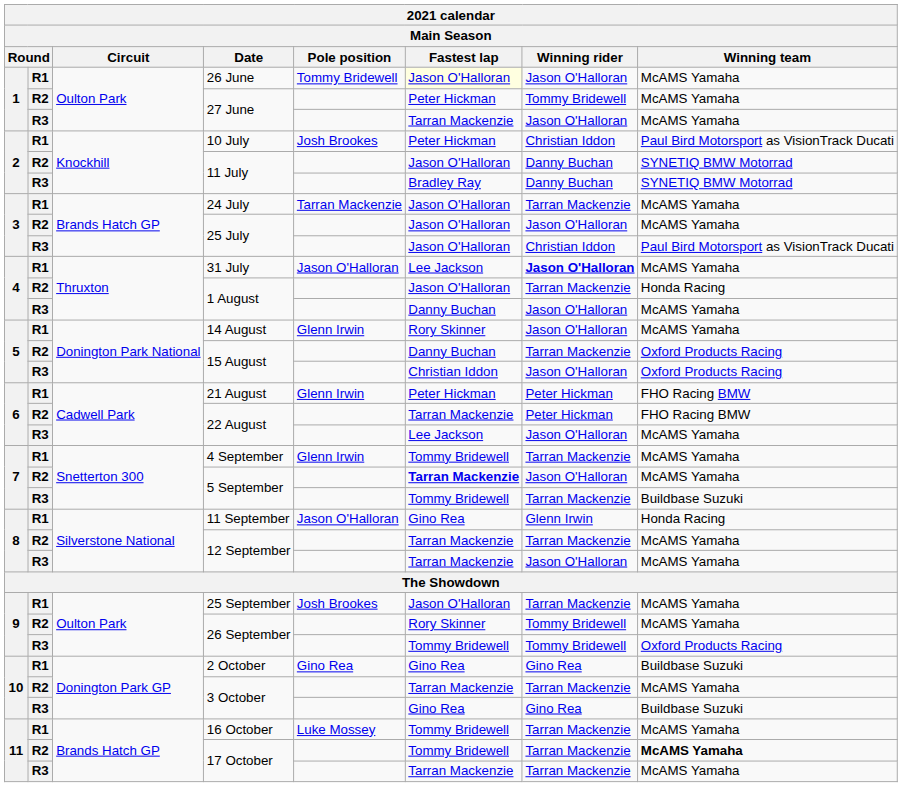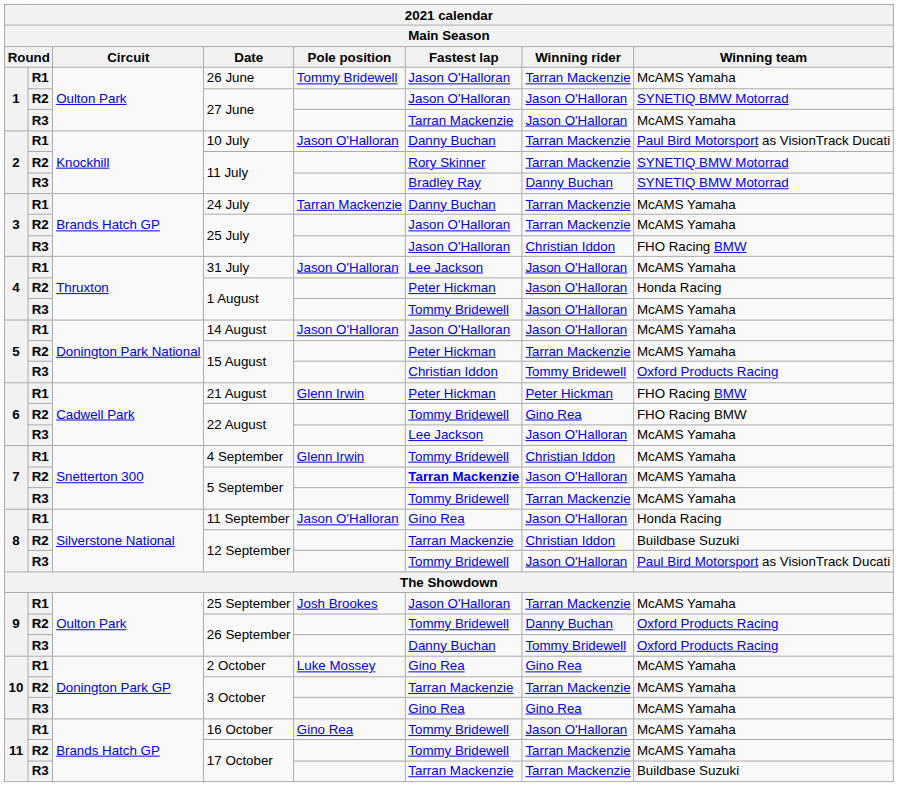(459, 78) lightyellow background -> (459, 78) no background
(576, 78) Jason O'Halloran -> (578, 78) Tarran Mackenzie
(452, 99) Peter Hickman -> (459, 99) Jason O'Halloran
(576, 99) Tommy Bridewell -> (576, 99) Jason O'Halloran
(690, 99) McAMS Yamaha -> (713, 99) SYNETIQ BMW Motorrad
(337, 141) Josh Brookes -> (348, 141) Jason O'Halloran
(452, 141) Peter Hickman -> (452, 141) Danny Buchan
(570, 141) Christian Iddon -> (578, 141) Tarran Mackenzie
(459, 162) Jason O'Halloran -> (447, 162) Rory Skinner
(569, 162) Danny Buchan -> (578, 162) Tarran Mackenzie
(459, 204) Jason O'Halloran -> (452, 204) Danny Buchan
(576, 225) Jason O'Halloran -> (578, 225) Tarran Mackenzie
(767, 246) Paul Bird Motorsport as VisionTrack Ducati -> (692, 246) FHO Racing BMW
(580, 267) bold -> (576, 267) normal
(459, 288) Jason O'Halloran -> (452, 288) Peter Hickman
(578, 288) Tarran Mackenzie -> (576, 288) Jason O'Halloran
(452, 309) Danny Buchan -> (459, 309) Tommy Bridewell
(331, 330) Glenn Irwin -> (348, 330) Jason O'Halloran
(447, 330) Rory Skinner -> (459, 330) Jason O'Halloran
(452, 351) Danny Buchan -> (452, 351) Peter Hickman
(712, 351) Oxford Products Racing -> (686, 351) McAMS Yamaha
(576, 372) Jason O'Halloran -> (576, 372) Tommy Bridewell
(461, 414) Tarran Mackenzie -> (459, 414) Tommy Bridewell
(569, 414) Peter Hickman -> (554, 414) Gino Rea
(578, 456) Tarran Mackenzie -> (570, 456) Christian Iddon
(692, 498) Buildbase Suzuki -> (686, 498) McAMS Yamaha
(559, 519) Glenn Irwin -> (576, 519) Jason O'Halloran
(578, 540) Tarran Mackenzie -> (570, 540) Christian Iddon
(690, 540) McAMS Yamaha -> (688, 540) Buildbase Suzuki
(461, 561) Tarran Mackenzie -> (459, 561) Tommy Bridewell
(690, 561) McAMS Yamaha -> (764, 561) Paul Bird Motorsport as VisionTrack Ducati
(447, 624) Rory Skinner -> (459, 624) Tommy Bridewell
(576, 624) Tommy Bridewell -> (569, 624) Danny Buchan
(690, 624) McAMS Yamaha -> (708, 624) Oxford Products Racing
(459, 645) Tommy Bridewell -> (452, 645) Danny Buchan
(325, 666) Gino Rea -> (336, 666) Luke Mossey
(692, 666) Buildbase Suzuki -> (686, 666) McAMS Yamaha
(692, 708) Buildbase Suzuki -> (686, 708) McAMS Yamaha
(336, 729) Luke Mossey -> (325, 729) Gino Rea
(578, 729) Tarran Mackenzie -> (576, 729) Jason O'Halloran
(692, 750) bold -> (686, 750) normal
(690, 771) McAMS Yamaha -> (688, 771) Buildbase Suzuki
